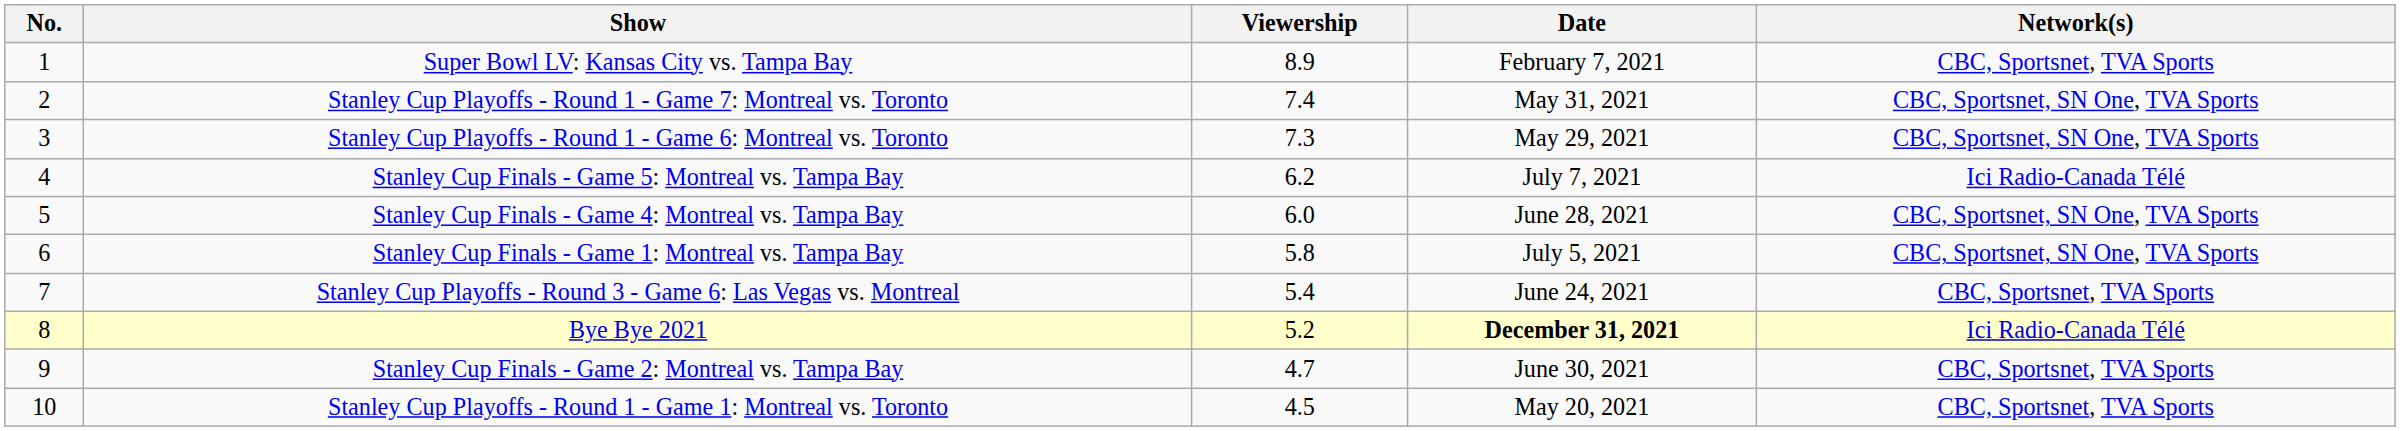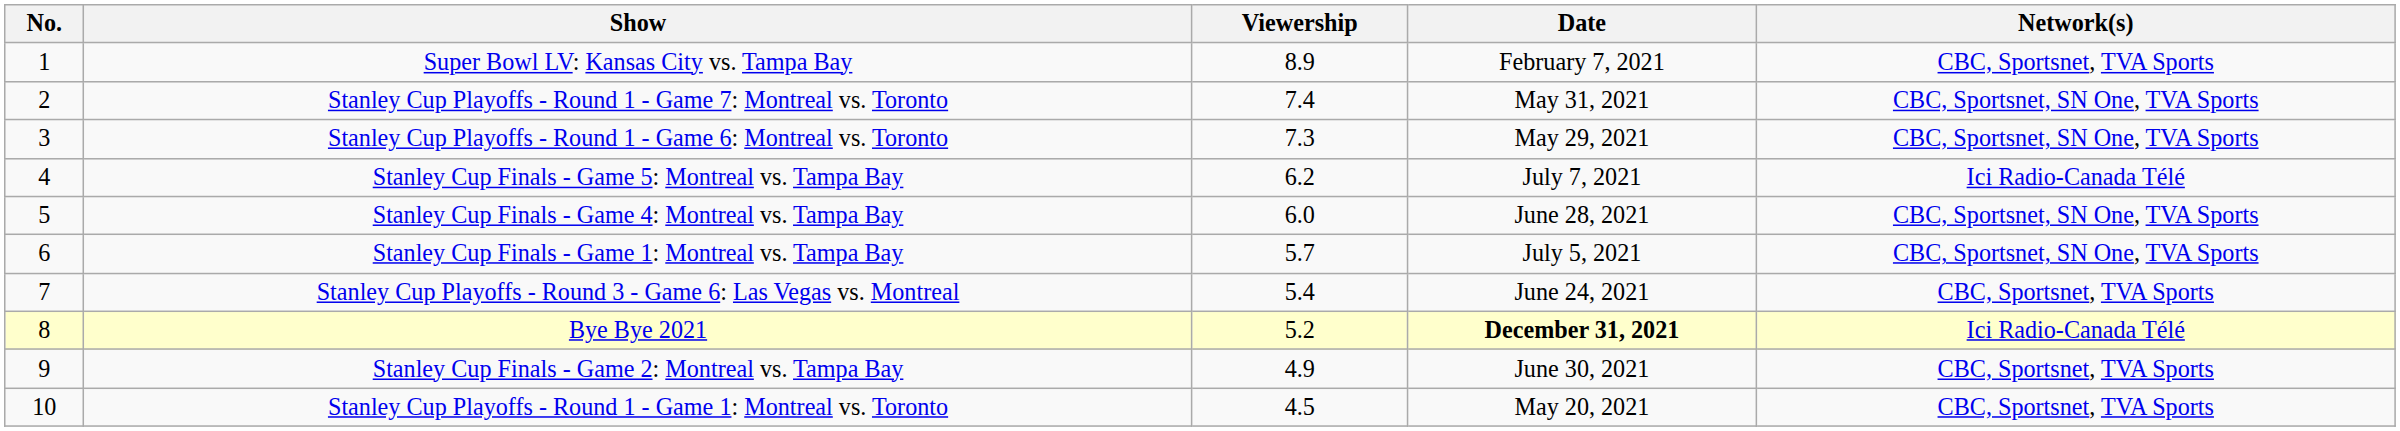(1300, 253) 5.8 -> (1300, 253) 5.7
(1300, 368) 4.7 -> (1300, 368) 4.9
